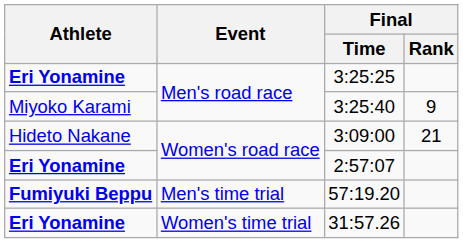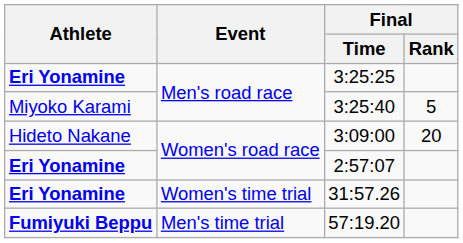(431, 107) 9 -> (431, 107) 5
(431, 136) 21 -> (431, 136) 20
rows swapped: (364, 194) <-> (364, 223)
